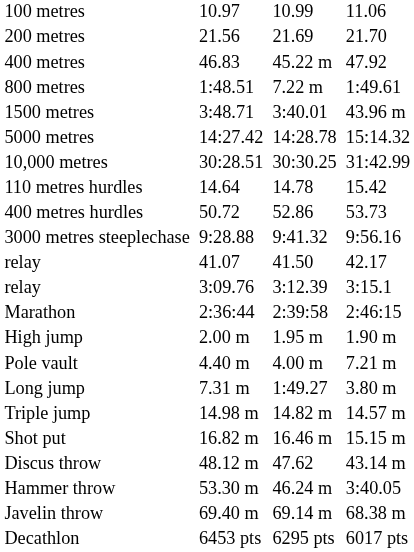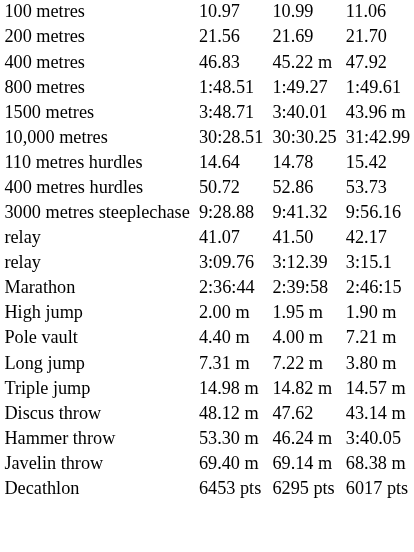(298, 86) 7.22 m -> (300, 86) 1:49.27
- row: (49, 137)
(300, 387) 1:49.27 -> (298, 362) 7.22 m
- row: (35, 437)
